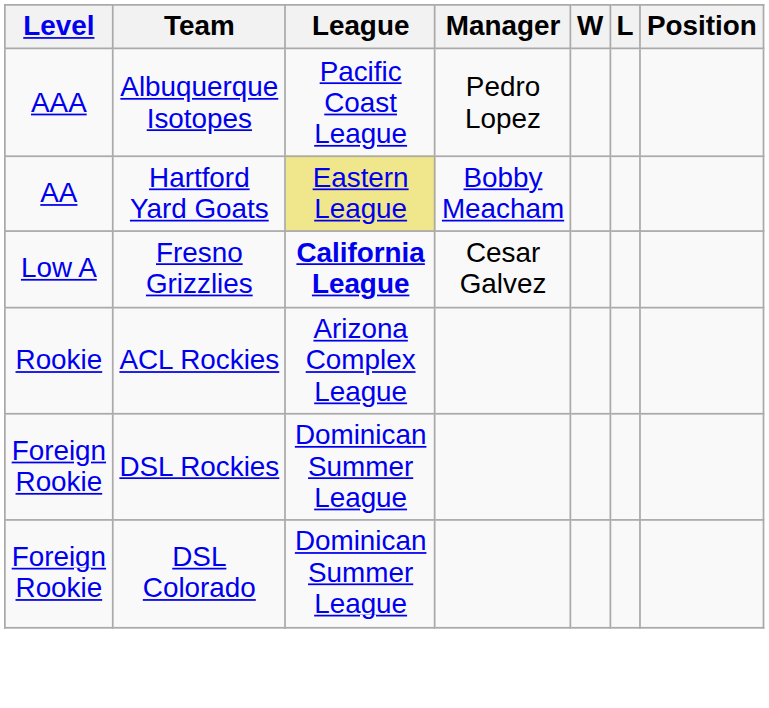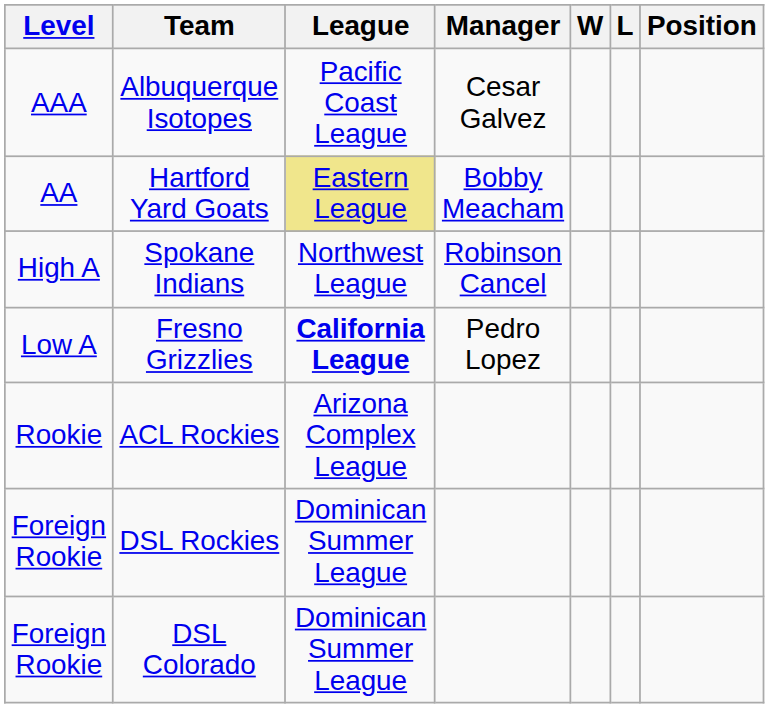(503, 102) Pedro Lopez -> (503, 102) Cesar Galvez
+ row: (199, 268)
(503, 268) Cesar Galvez -> (503, 344) Pedro Lopez
